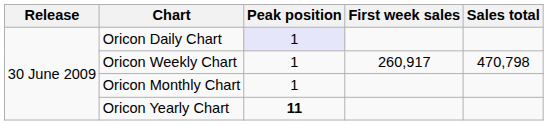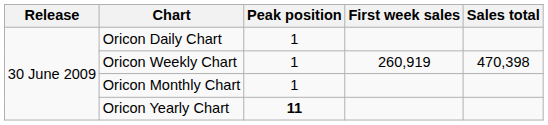(294, 39) lavender background -> (294, 39) no background
(404, 62) 260,917 -> (404, 62) 260,919
(503, 62) 470,798 -> (503, 62) 470,398
